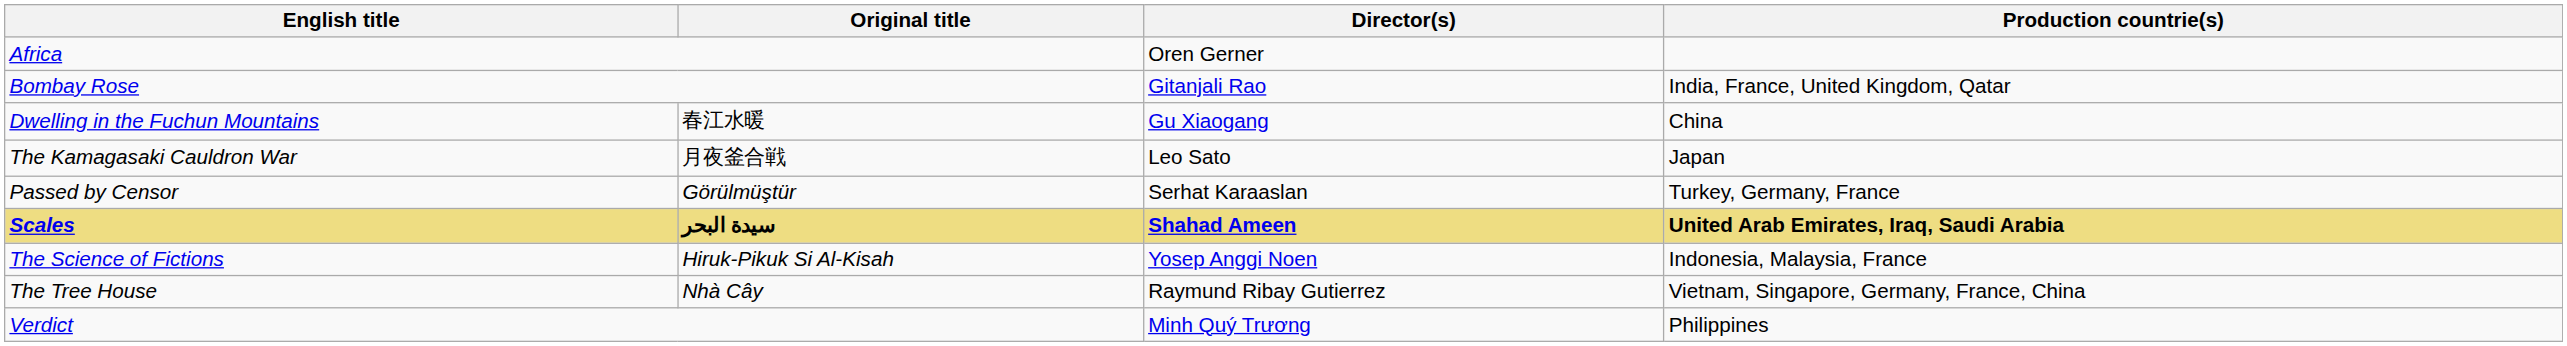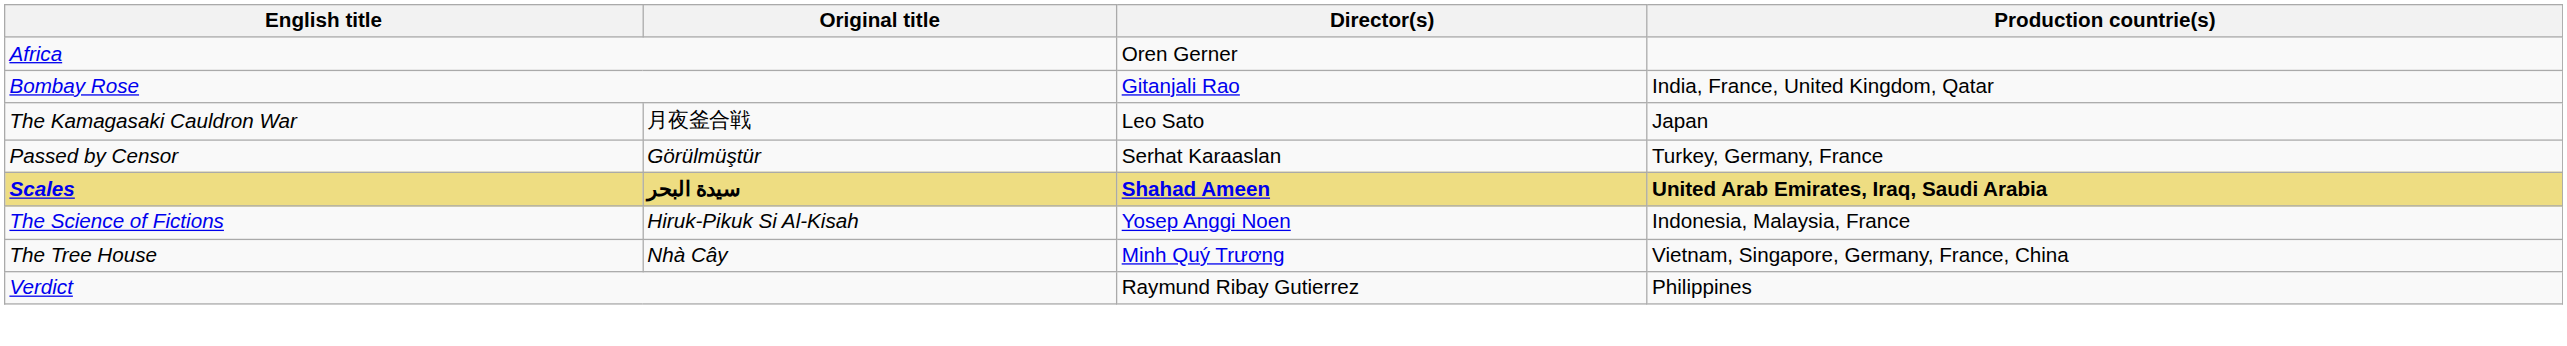- row: (164, 121)
(1267, 291) Raymund Ribay Gutierrez -> (1203, 255) Minh Quý Trương
(1229, 324) Minh Quý Trương -> (1240, 287) Raymund Ribay Gutierrez
